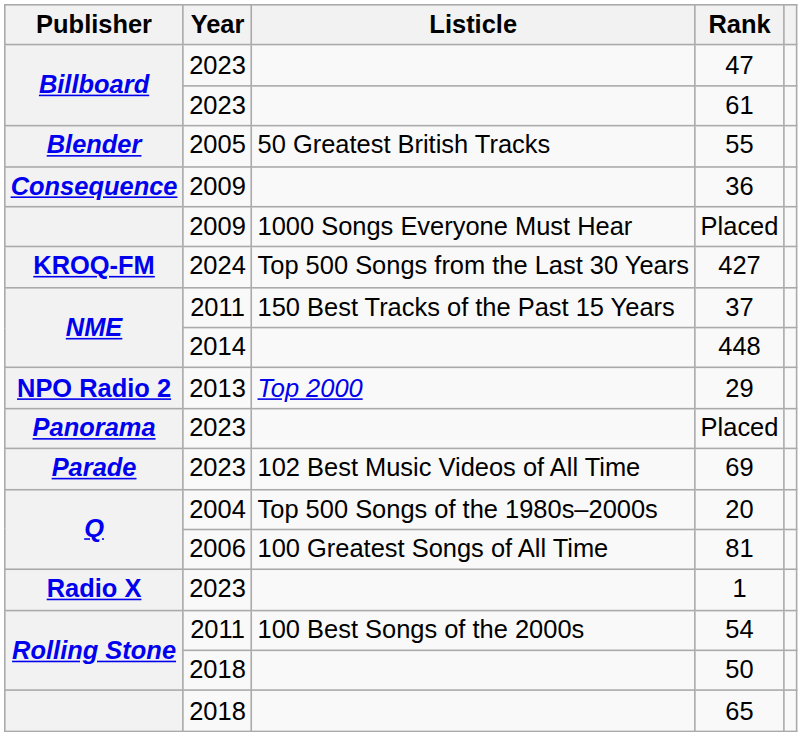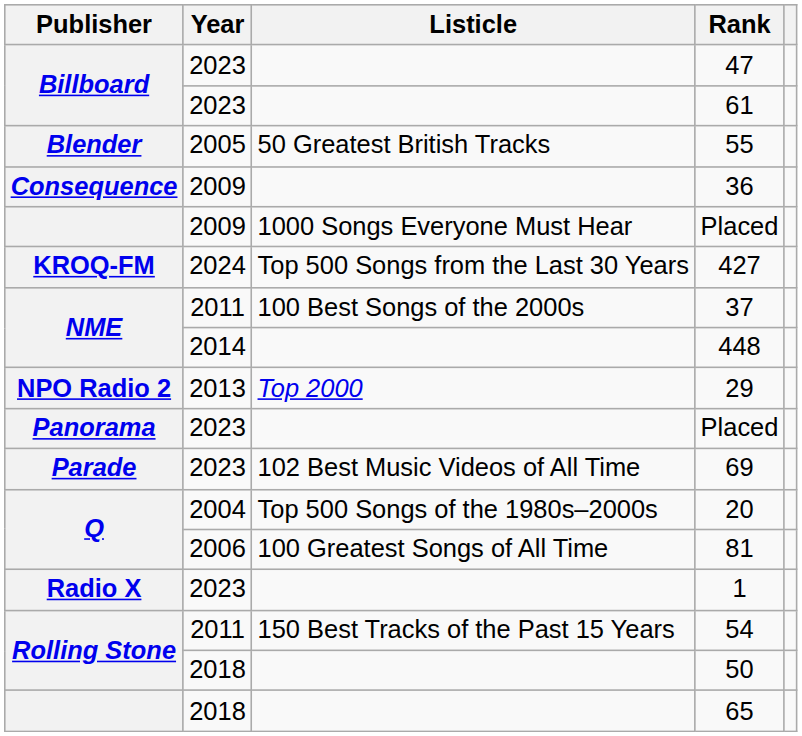(466, 307) 150 Best Tracks of the Past 15 Years -> (421, 307) 100 Best Songs of the 2000s
(421, 629) 100 Best Songs of the 2000s -> (466, 629) 150 Best Tracks of the Past 15 Years
